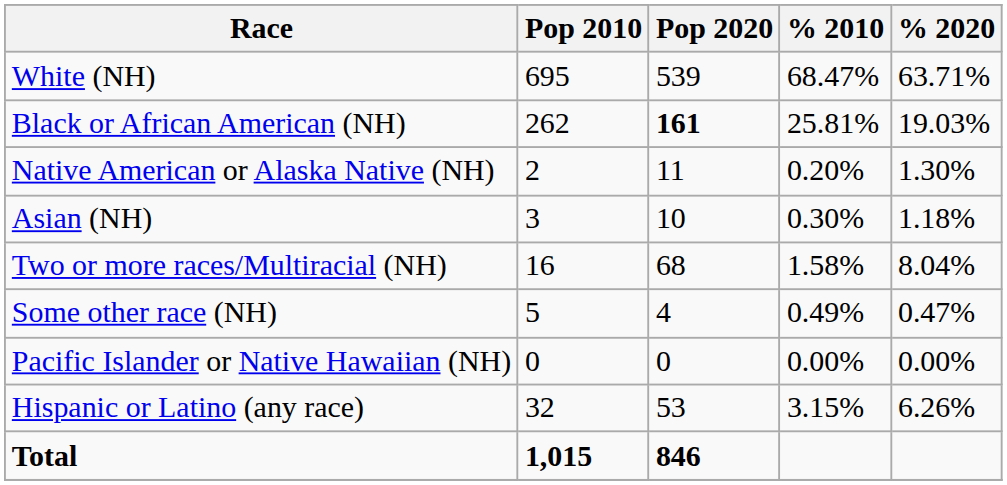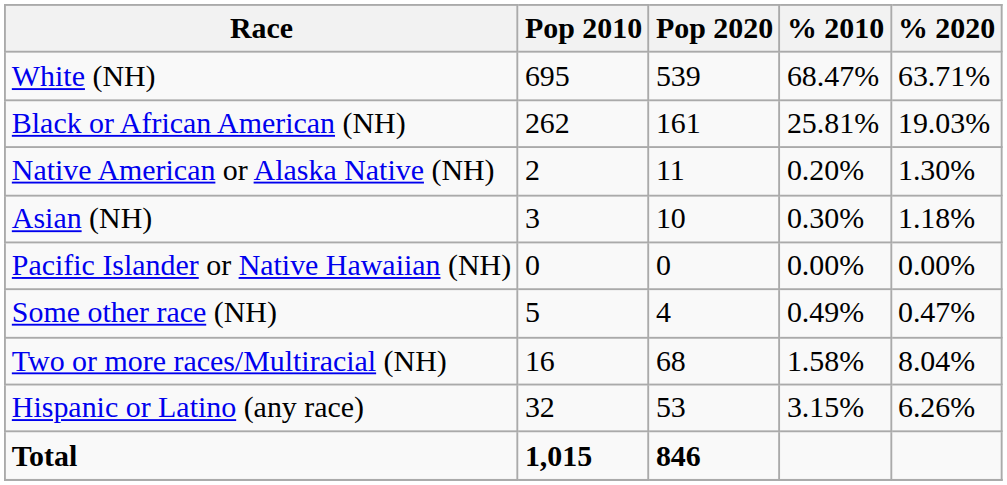(678, 123) bold -> (678, 123) normal
rows swapped: (261, 360) <-> (229, 265)
